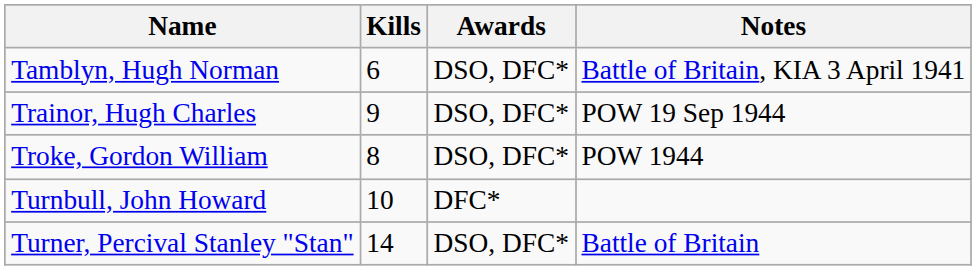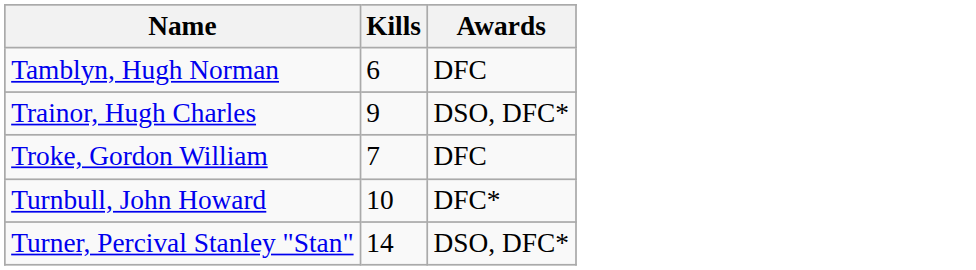- column: (773, 26)
(501, 69) DSO, DFC* -> (460, 69) DFC
(373, 156) 8 -> (373, 156) 7
(501, 156) DSO, DFC* -> (460, 156) DFC
